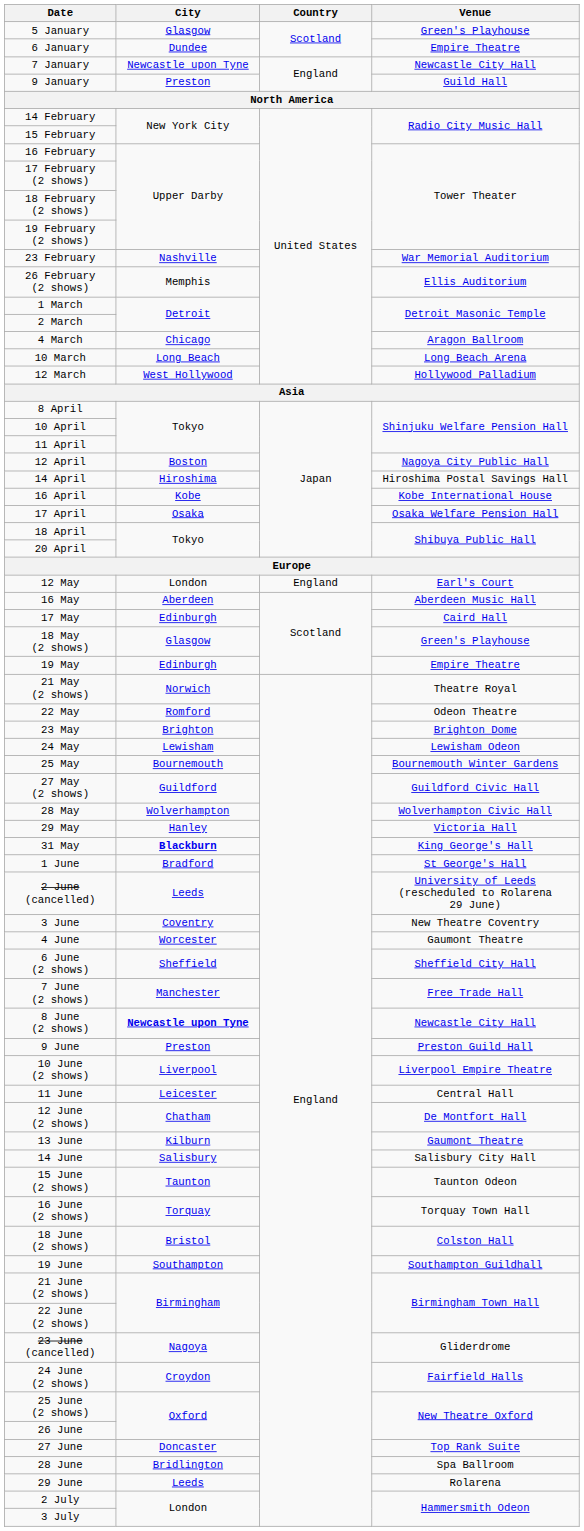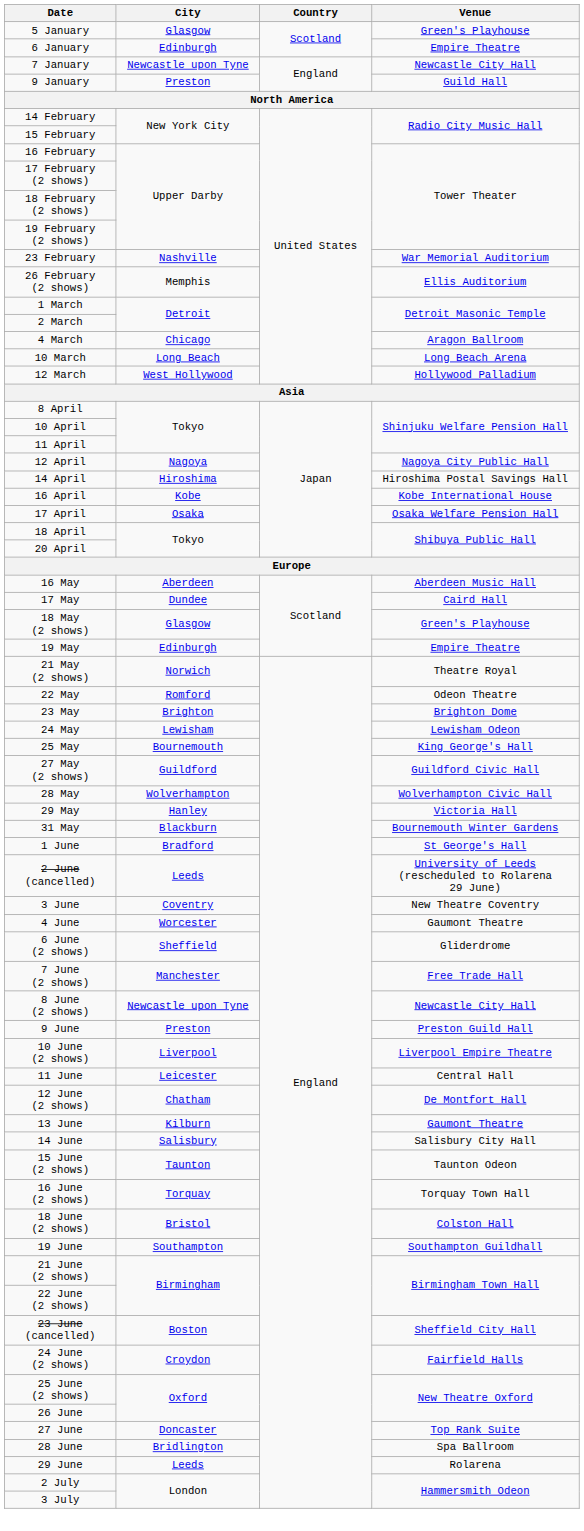(188, 48) Dundee -> (188, 48) Edinburgh
(188, 462) Boston -> (188, 462) Nagoya
- row: (60, 584)
(188, 618) Edinburgh -> (188, 601) Dundee
(475, 764) Bournemouth Winter Gardens -> (475, 747) King George's Hall
(188, 846) bold -> (188, 829) normal
(475, 846) King George's Hall -> (475, 829) Bournemouth Winter Gardens
(475, 964) Sheffield City Hall -> (475, 947) Gliderdrome
(188, 1023) bold -> (188, 1006) normal
(188, 1347) Nagoya -> (188, 1330) Boston
(475, 1347) Gliderdrome -> (475, 1330) Sheffield City Hall
